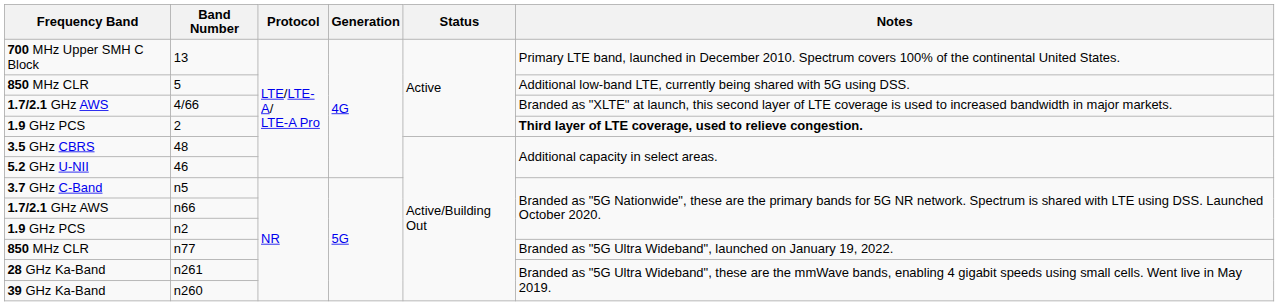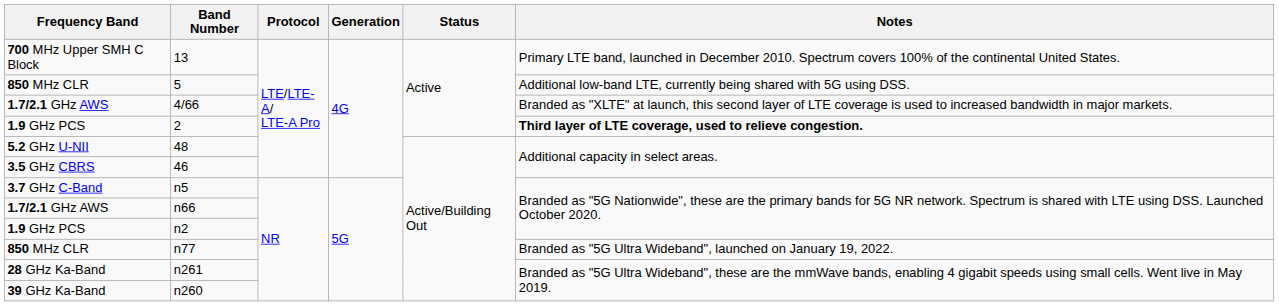(51, 146) 3.5 GHz CBRS -> (48, 146) 5.2 GHz U-NII
(48, 167) 5.2 GHz U-NII -> (51, 167) 3.5 GHz CBRS
